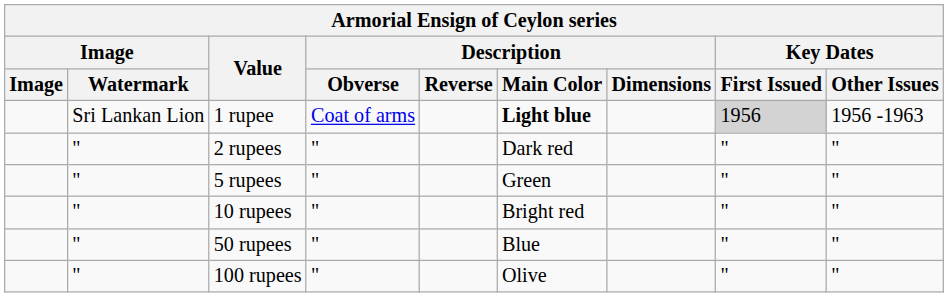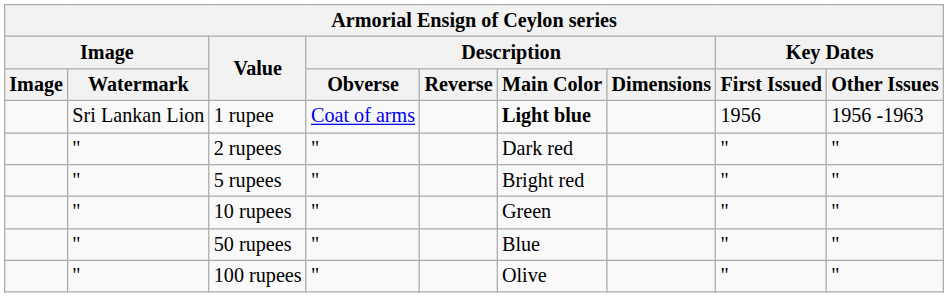(741, 116) lightgrey background -> (741, 116) no background
(527, 180) Green -> (543, 180) Bright red
(543, 212) Bright red -> (527, 212) Green
